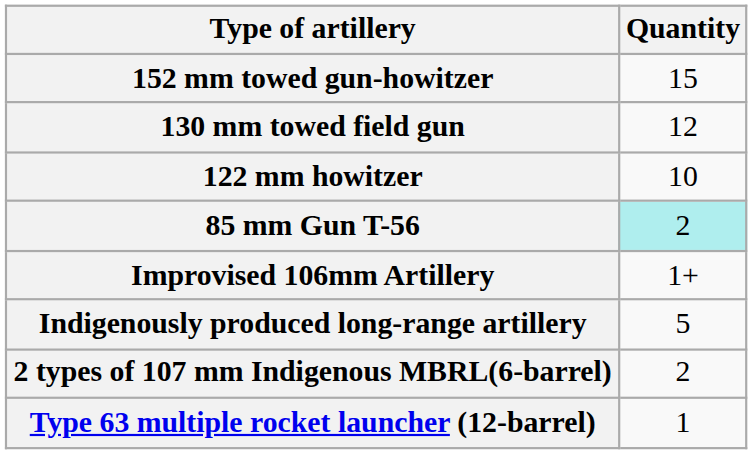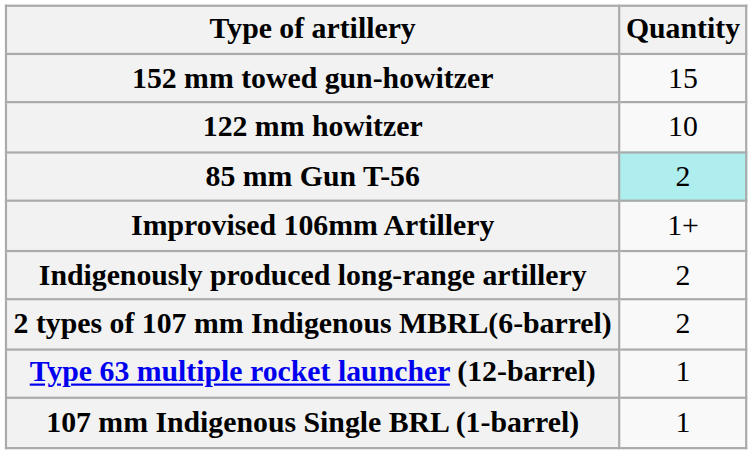- row: (313, 127)
(683, 323) 5 -> (683, 274) 2
+ row: (313, 421)
